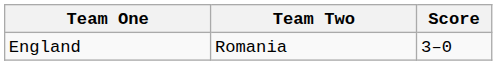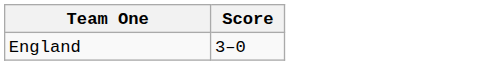- column: (314, 19)
